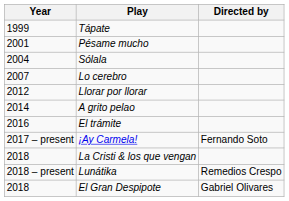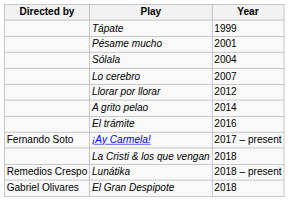columns swapped: (40, 12) <-> (241, 12)
